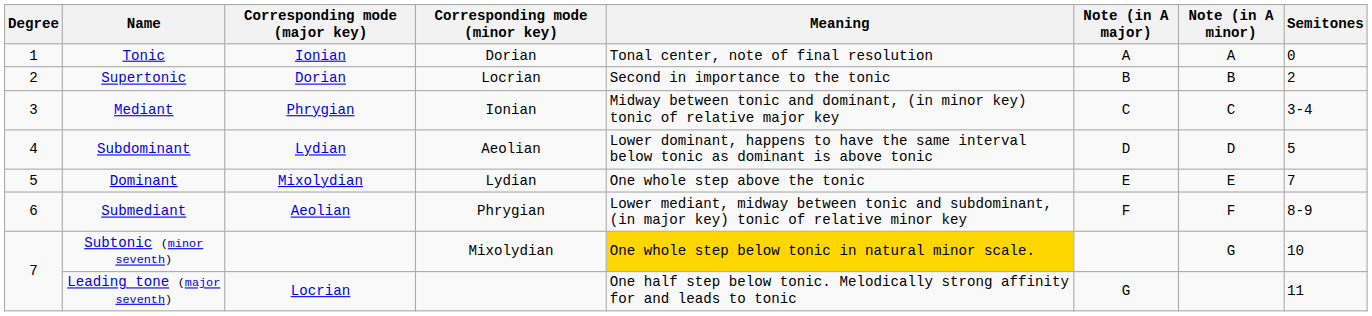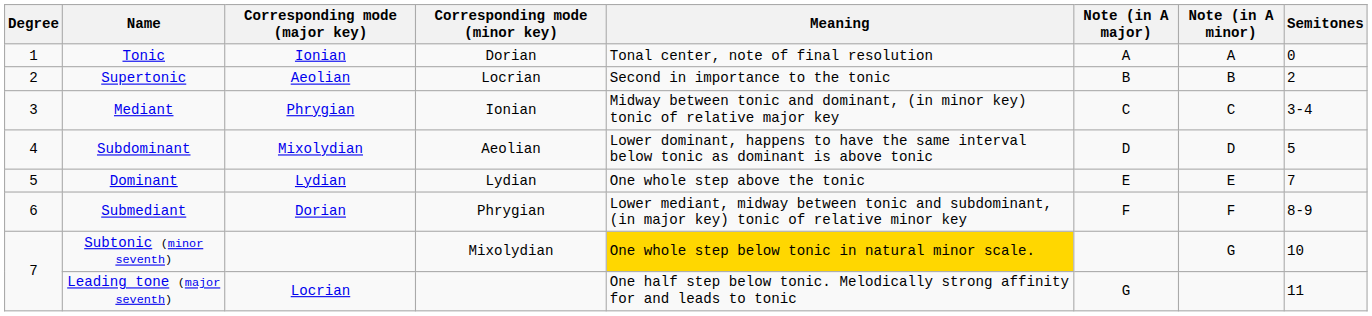(320, 79) Dorian -> (320, 79) Aeolian
(320, 149) Lydian -> (320, 149) Mixolydian
(320, 181) Mixolydian -> (320, 181) Lydian
(320, 212) Aeolian -> (320, 212) Dorian
